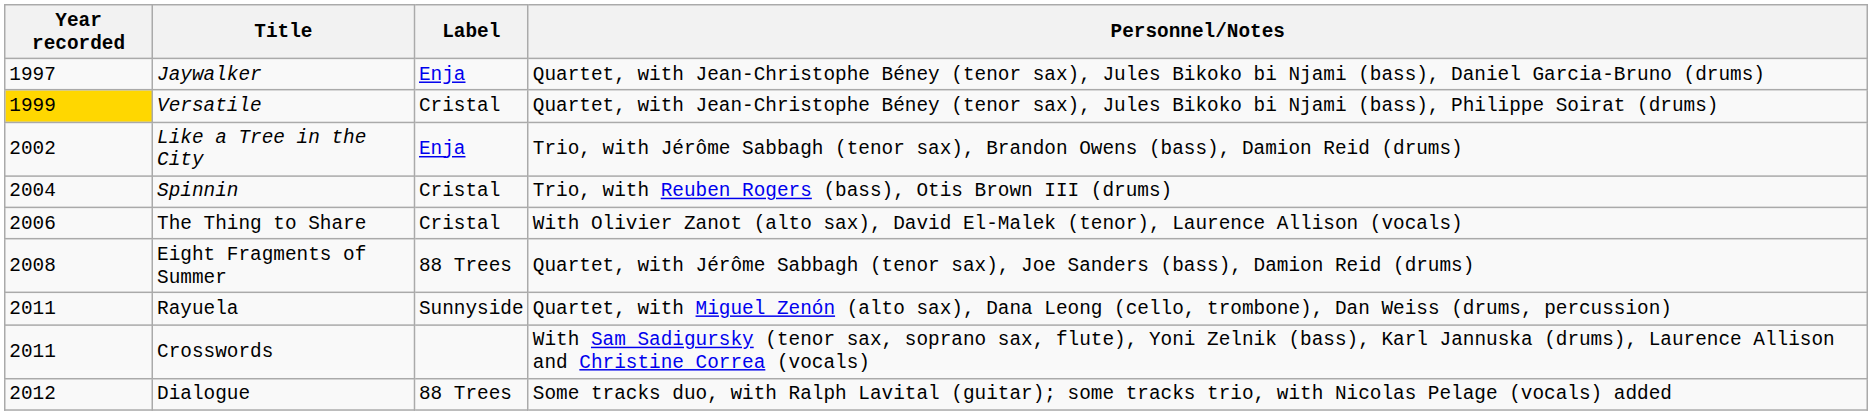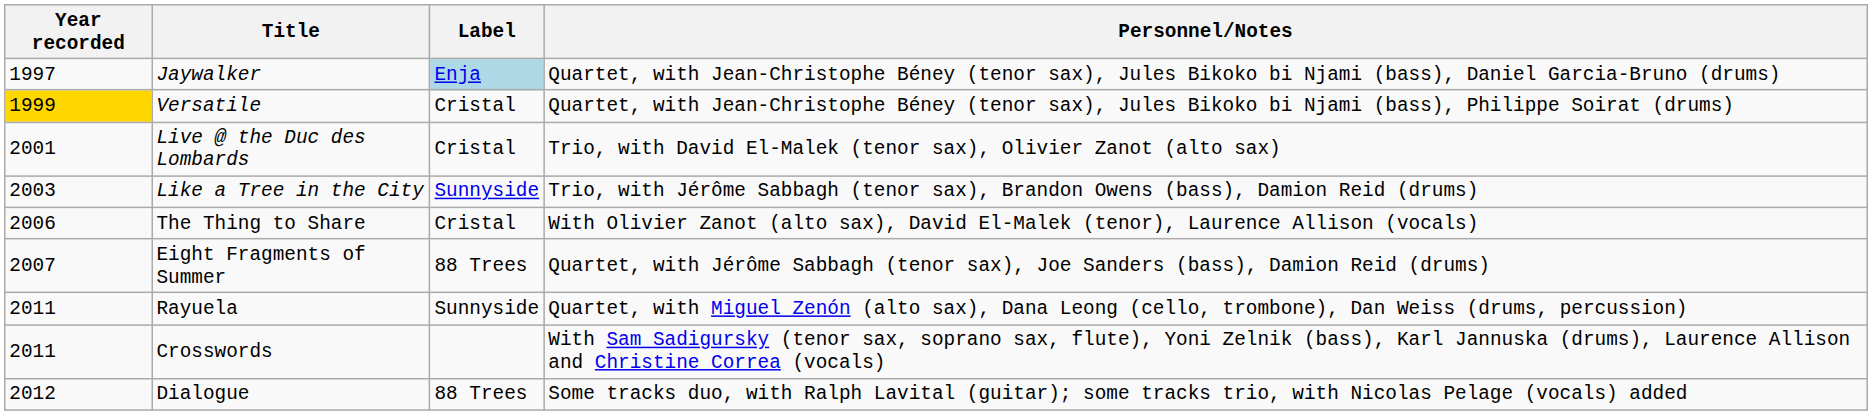(442, 74) no background -> (458, 74) lightblue background
+ row: (261, 149)
(33, 149) 2002 -> (33, 192) 2003
(442, 149) Enja -> (487, 192) Sunnyside
- row: (198, 192)
(33, 266) 2008 -> (33, 266) 2007
